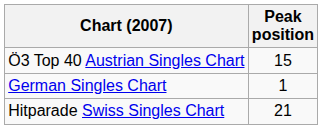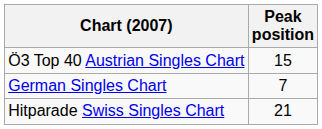(283, 85) 1 -> (283, 85) 7
